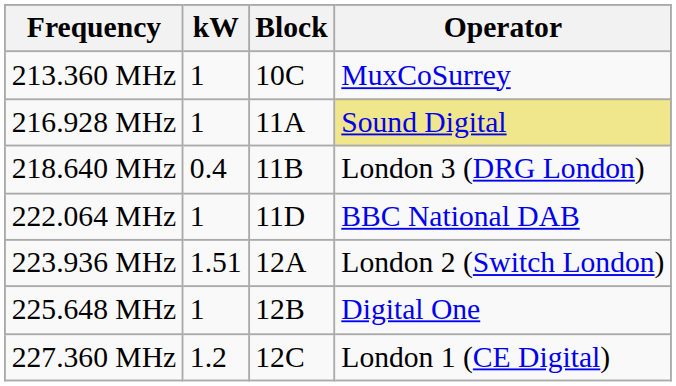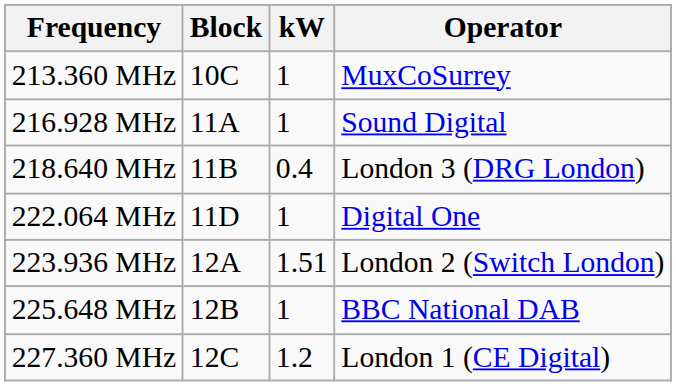columns swapped: (291, 27) <-> (216, 27)
(424, 121) khaki background -> (424, 121) no background
(461, 215) BBC National DAB -> (411, 215) Digital One
(411, 309) Digital One -> (461, 309) BBC National DAB
